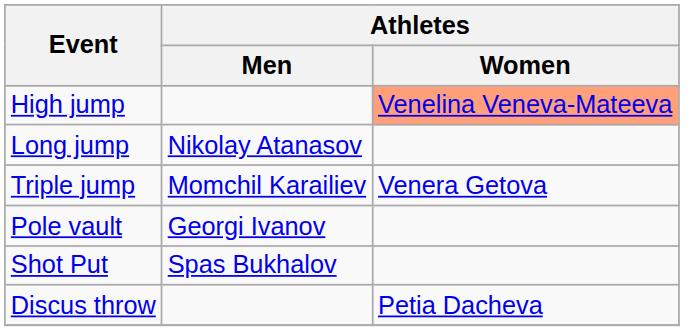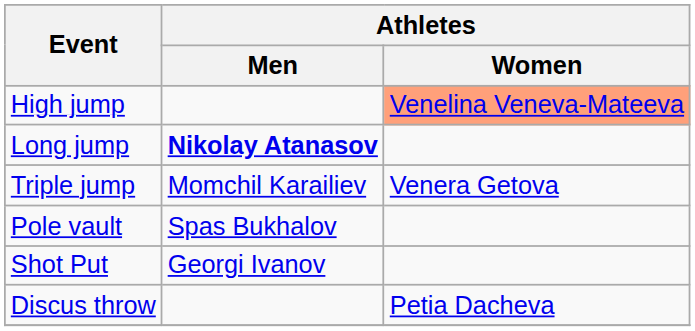(265, 145) normal -> (273, 145) bold
(247, 225) Georgi Ivanov -> (252, 225) Spas Bukhalov
(252, 266) Spas Bukhalov -> (247, 266) Georgi Ivanov
